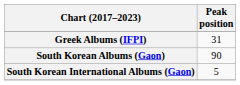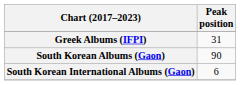(216, 71) 5 -> (216, 71) 6
